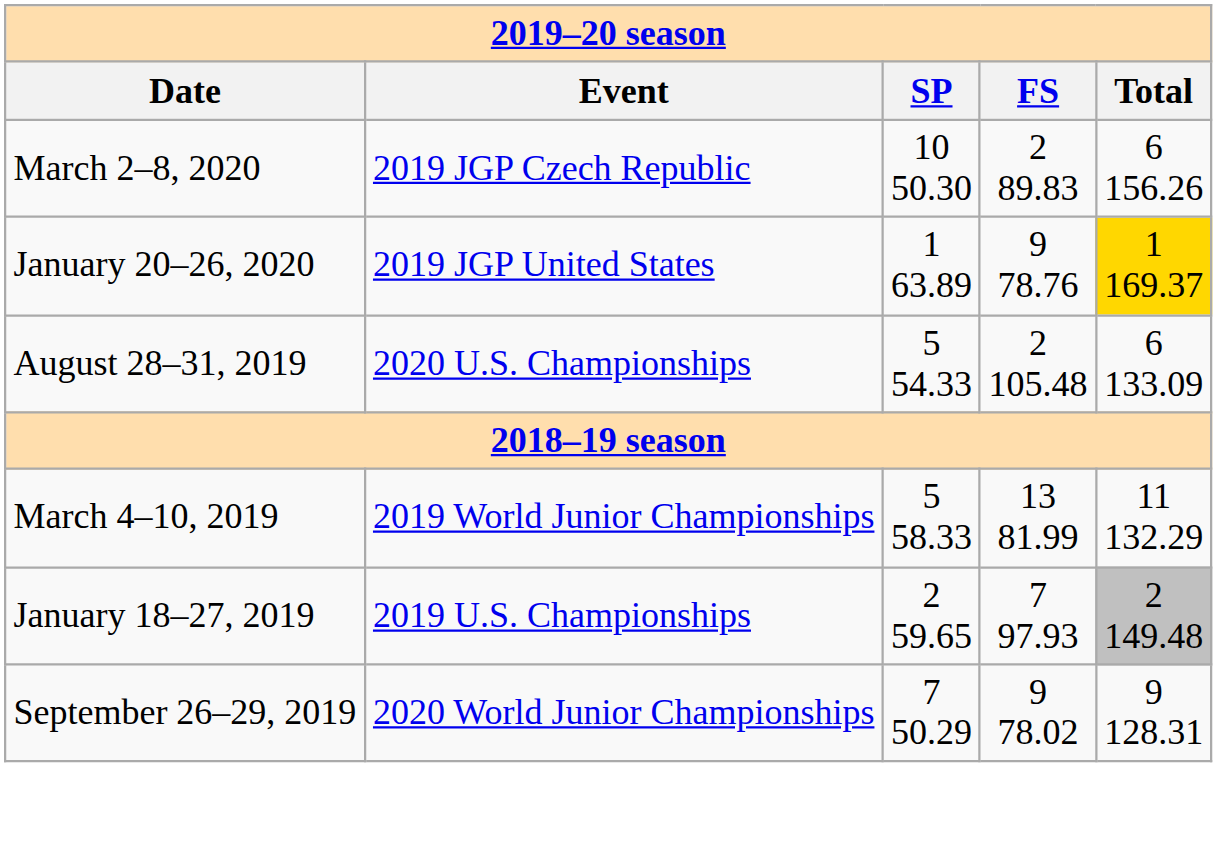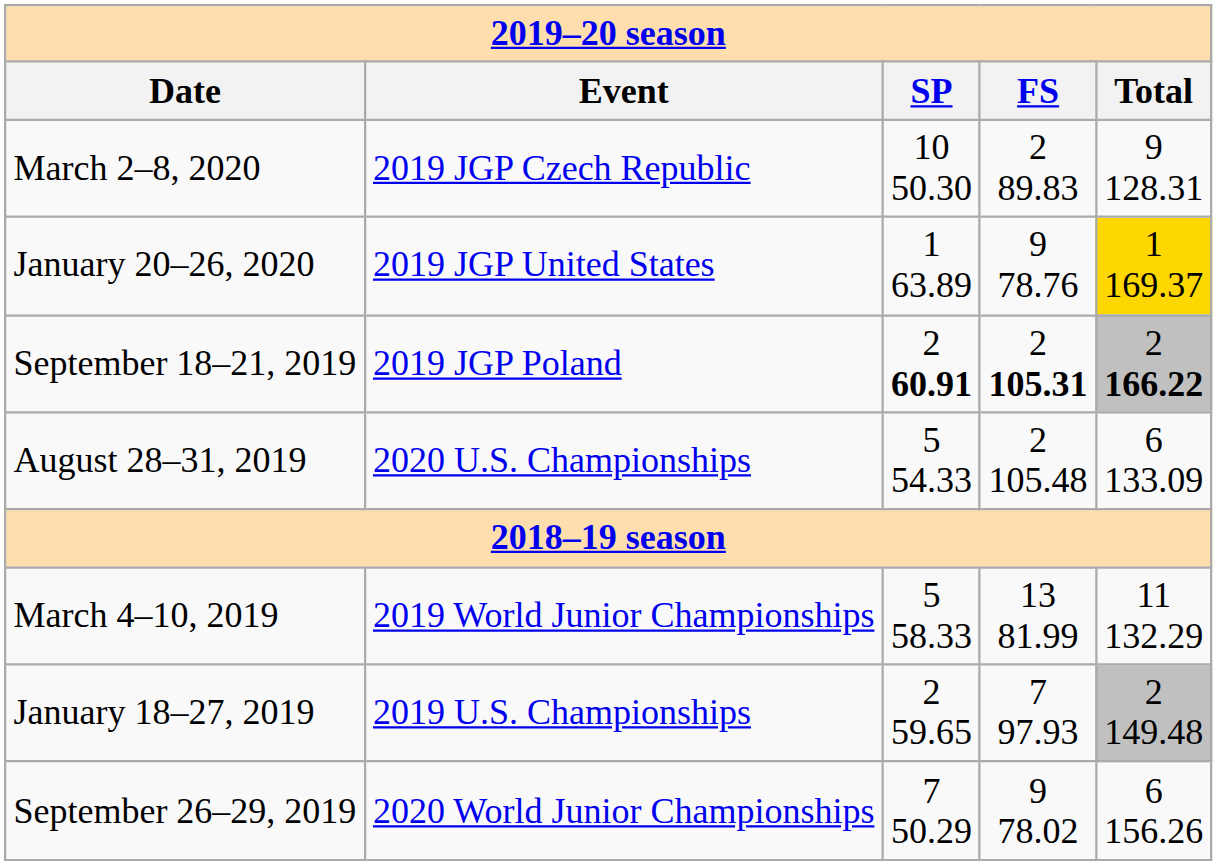(1154, 167) 6 156.26 -> (1154, 167) 9 128.31
+ row: (185, 362)
(1154, 712) 9 128.31 -> (1154, 810) 6 156.26
